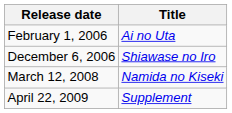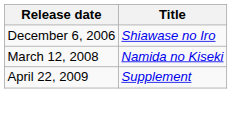- row: (57, 35)
